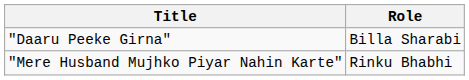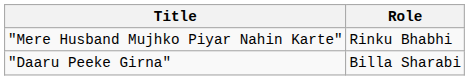rows swapped: (89, 40) <-> (175, 63)
